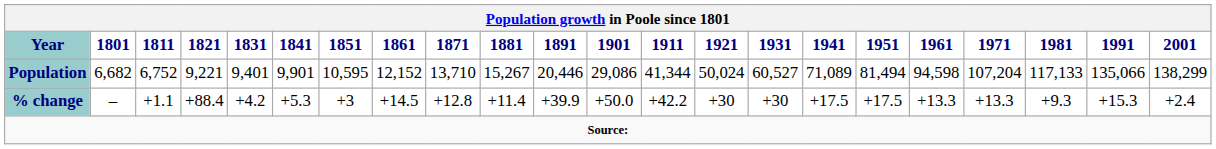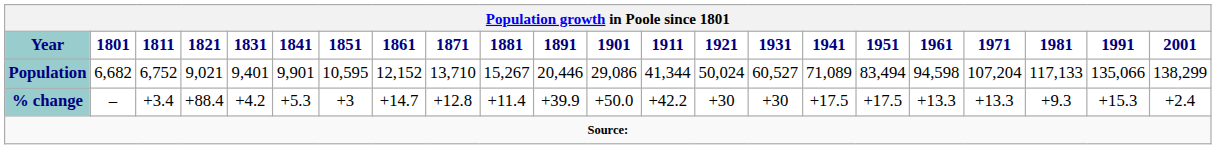(204, 73) 9,221 -> (204, 73) 9,021
(883, 73) 81,494 -> (883, 73) 83,494
(158, 101) +1.1 -> (158, 101) +3.4
(399, 101) +14.5 -> (399, 101) +14.7
